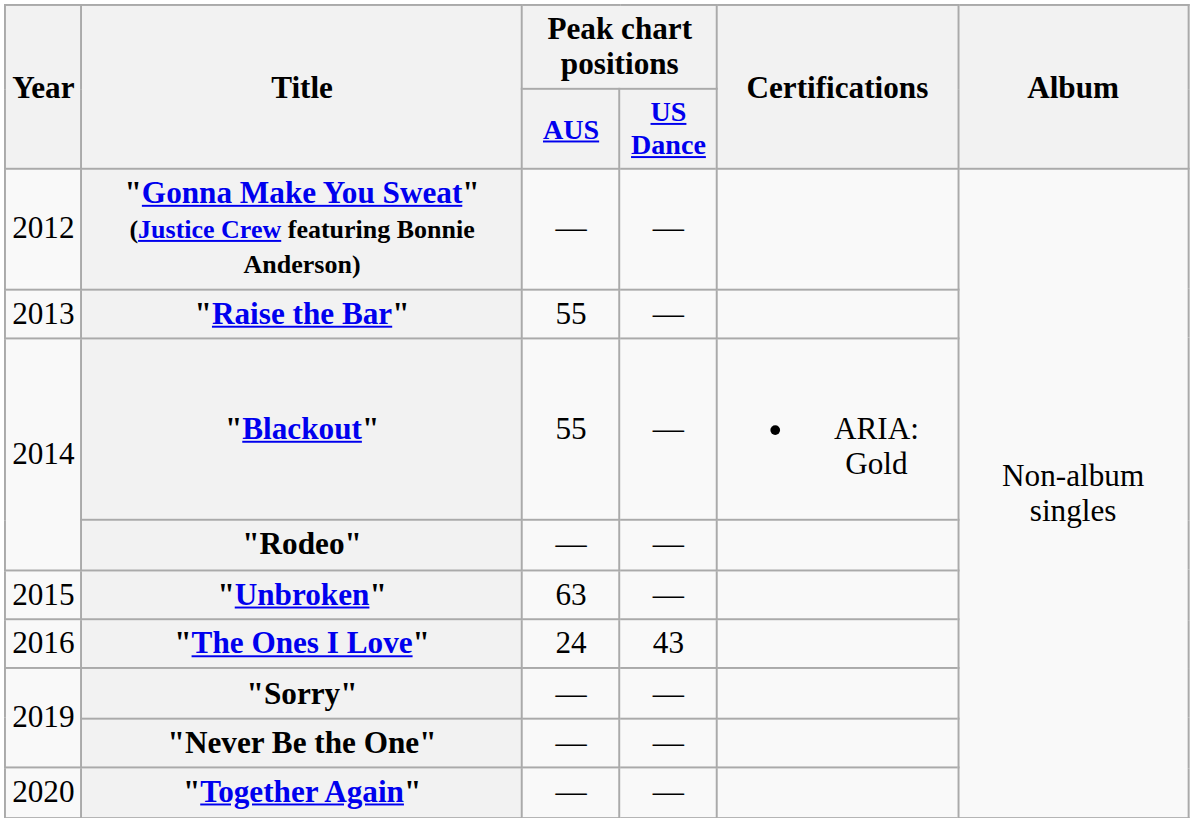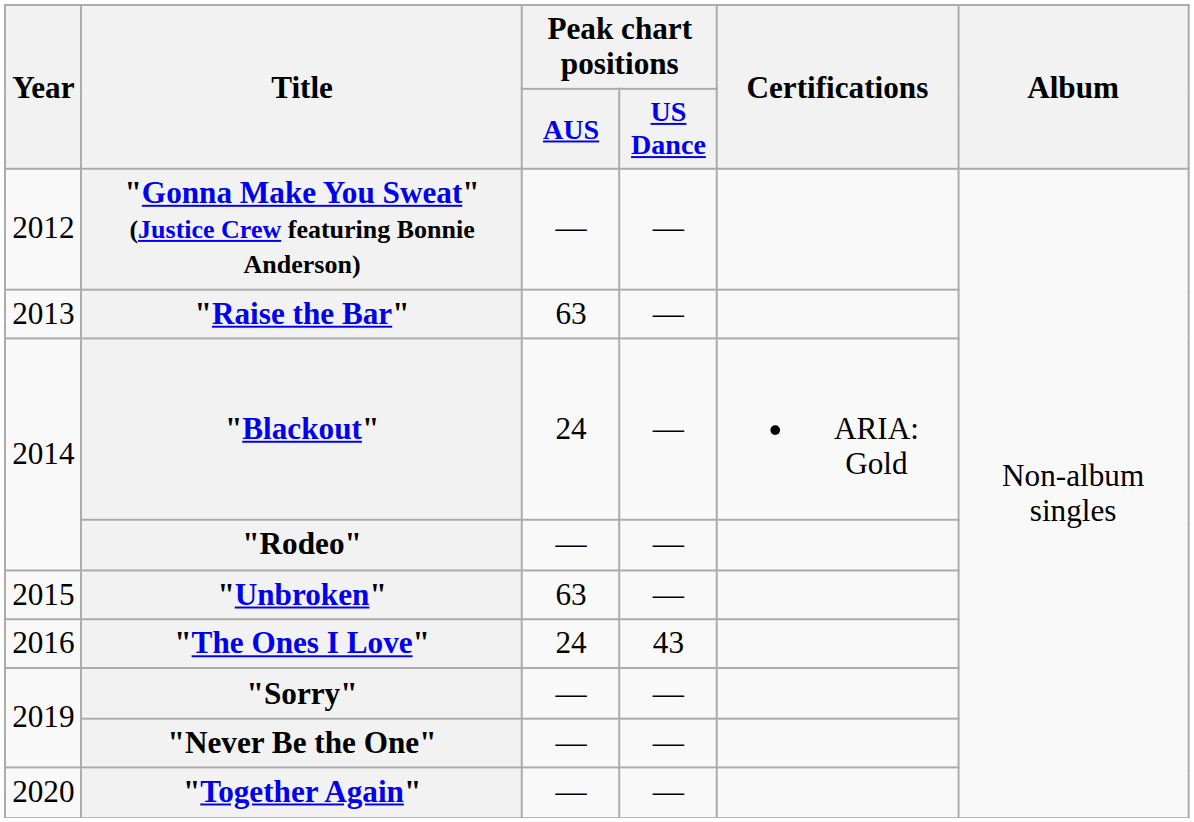(571, 312) 55 -> (571, 312) 63
(571, 428) 55 -> (571, 428) 24
